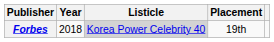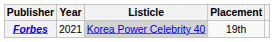(70, 29) 2018 -> (70, 29) 2021
